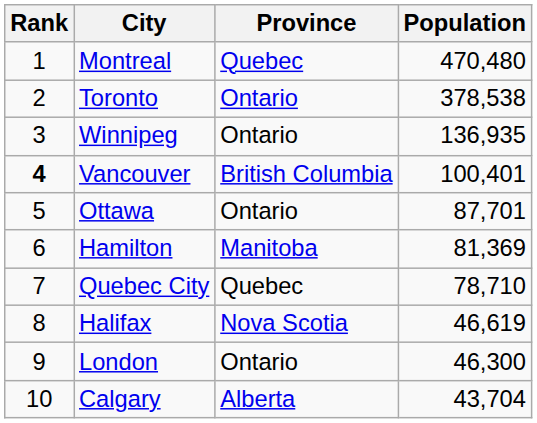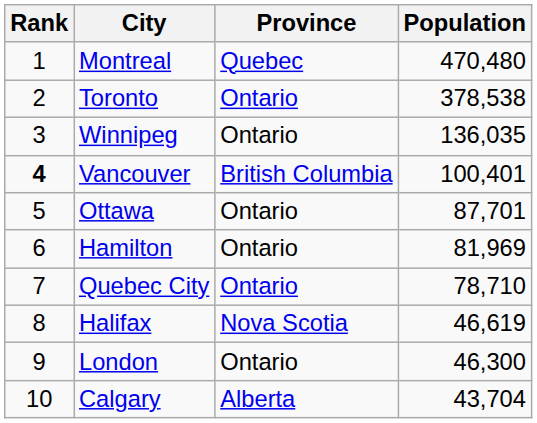(483, 135) 136,935 -> (483, 135) 136,035
(269, 248) Manitoba -> (259, 248) Ontario
(490, 248) 81,369 -> (490, 248) 81,969
(262, 286) Quebec -> (259, 286) Ontario
